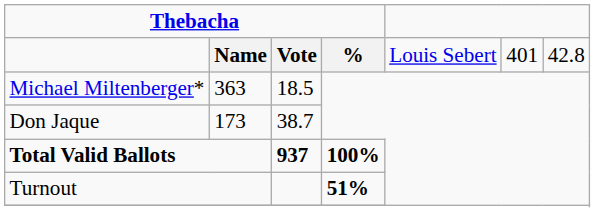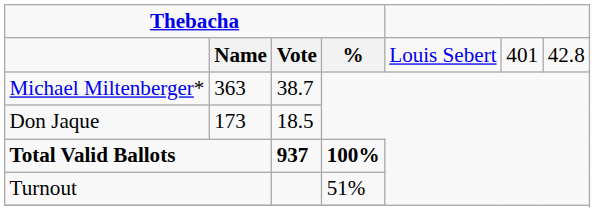(295, 88) 18.5 -> (295, 88) 38.7
(295, 121) 38.7 -> (295, 121) 18.5
(348, 188) bold -> (346, 188) normal
